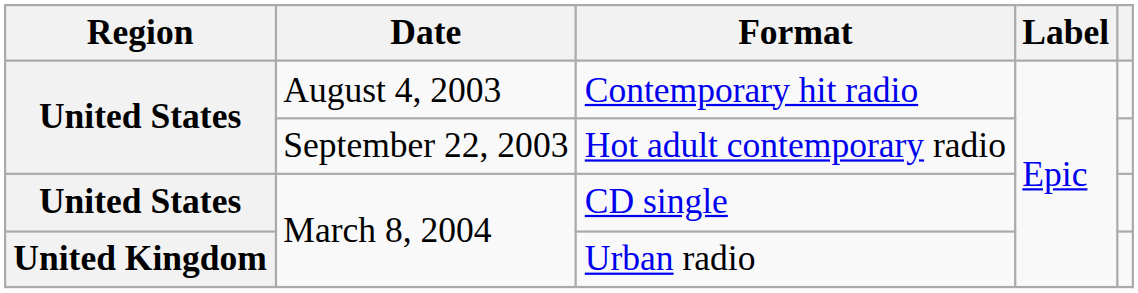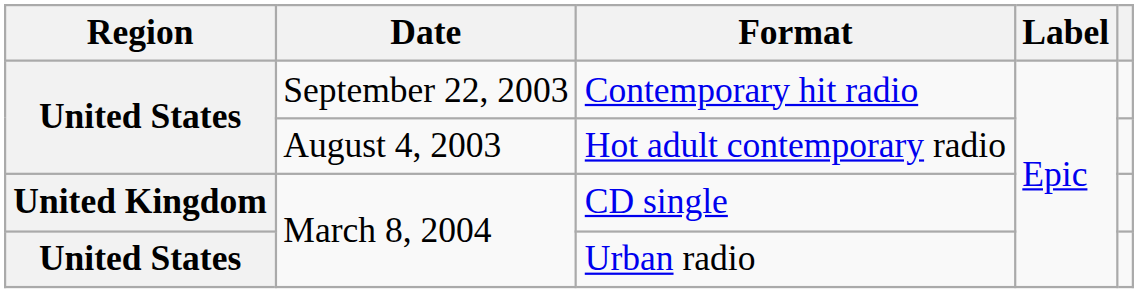(392, 88) August 4, 2003 -> (426, 88) September 22, 2003
(426, 145) September 22, 2003 -> (392, 145) August 4, 2003
(140, 201) United States -> (140, 201) United Kingdom
(140, 257) United Kingdom -> (140, 257) United States
